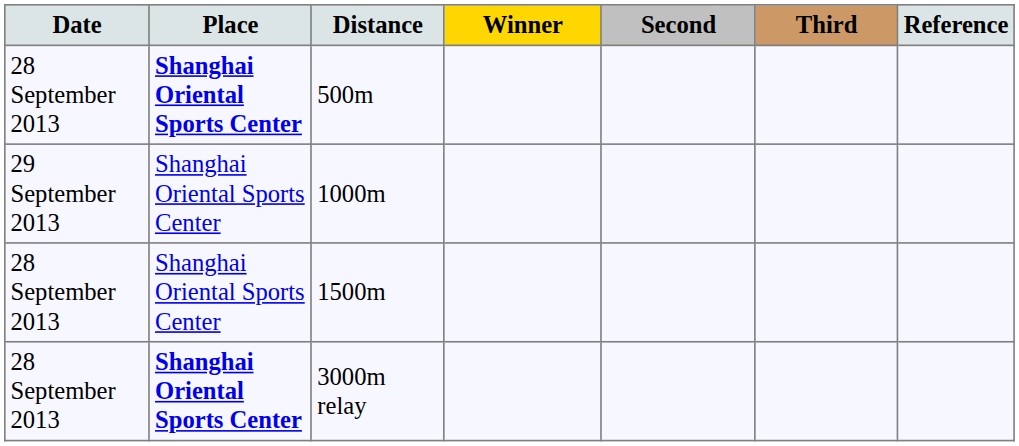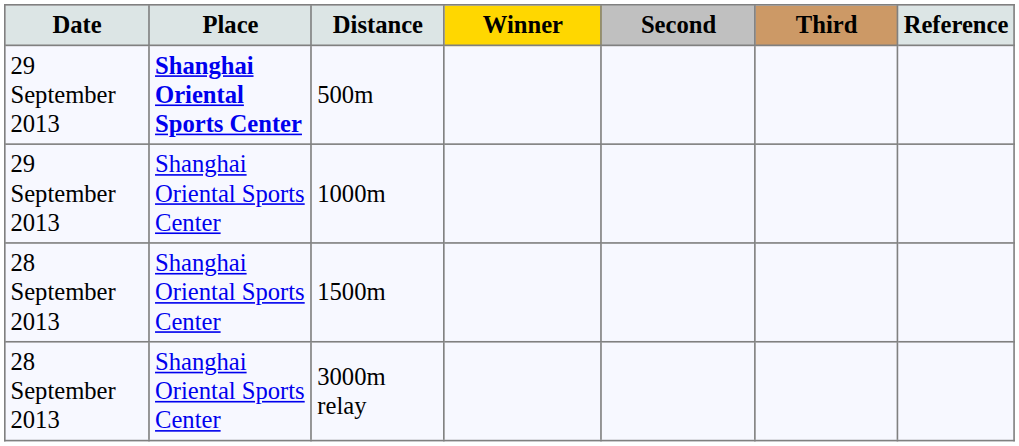(63, 94) 28 September 2013 -> (63, 94) 29 September 2013
(228, 390) bold -> (230, 390) normal
